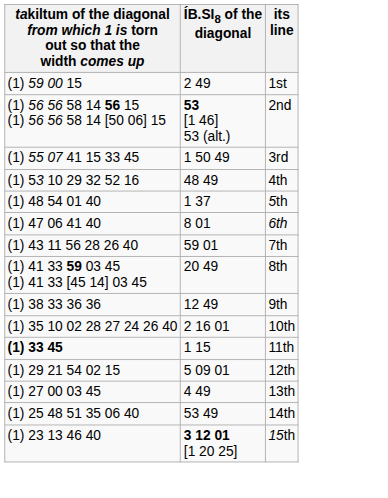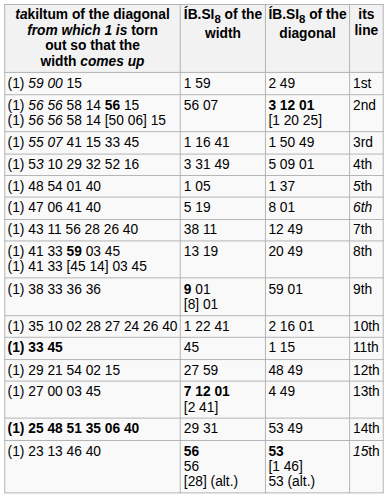+ column: (223, 24)
(207, 120) 53 [1 46] 53 (alt.) -> (295, 113) 3 12 01 [1 20 25]
(201, 180) 48 49 -> (291, 164) 5 09 01
(201, 245) 59 01 -> (286, 230) 12 49
(201, 304) 12 49 -> (286, 289) 59 01
(207, 370) 5 09 01 -> (286, 370) 48 49
(73, 413) normal -> (73, 429) bold
(211, 443) 3 12 01 [1 20 25] -> (292, 466) 53 [1 46] 53 (alt.)
